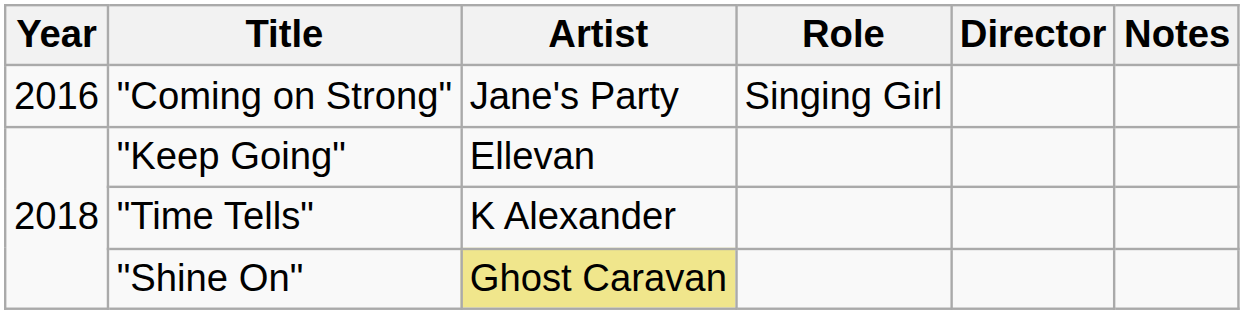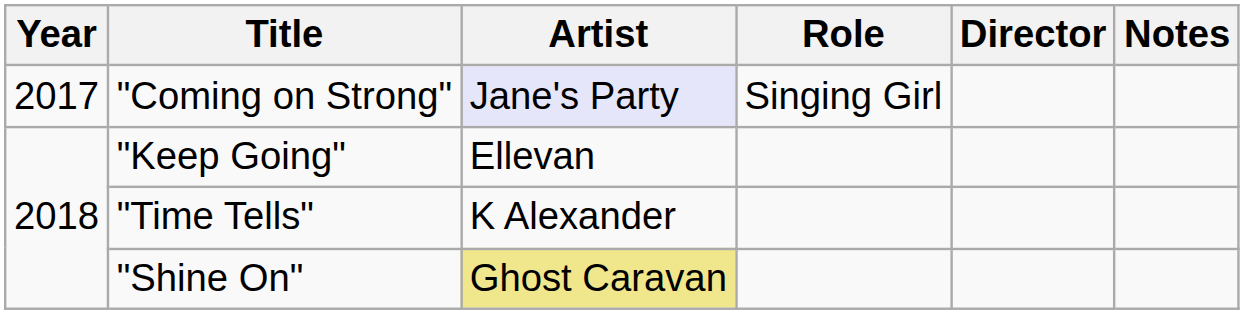(57, 95) 2016 -> (57, 95) 2017
(574, 95) no background -> (574, 95) lavender background
